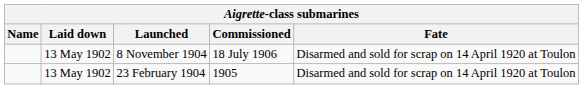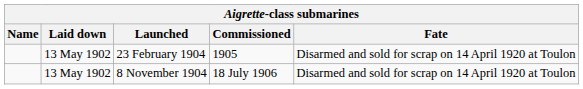rows swapped: (161, 73) <-> (162, 53)
